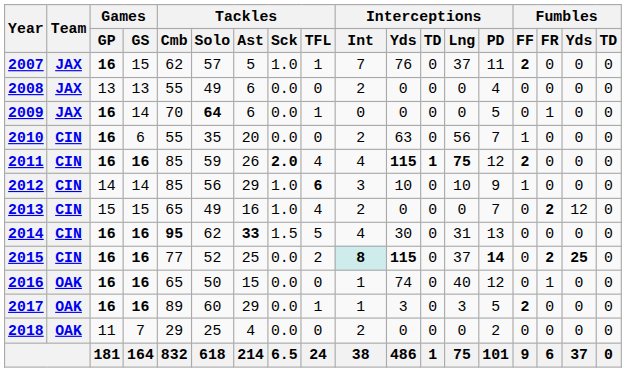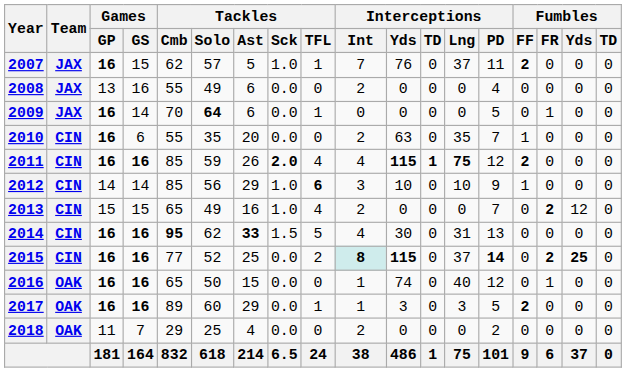(140, 89) 13 -> (140, 89) 16
(462, 137) 56 -> (462, 137) 35
